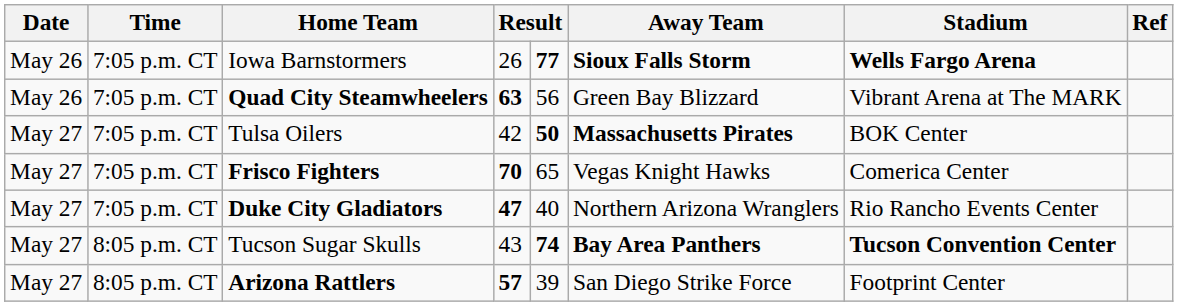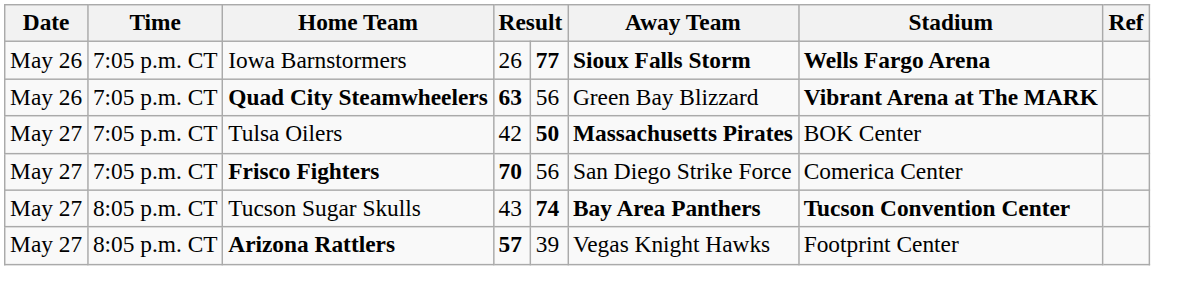(986, 97) normal -> (951, 97) bold
(547, 171) 65 -> (547, 171) 56
(672, 171) Vegas Knight Hawks -> (682, 171) San Diego Strike Force
- row: (335, 208)
(682, 282) San Diego Strike Force -> (672, 245) Vegas Knight Hawks
